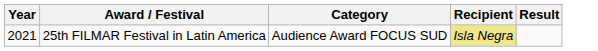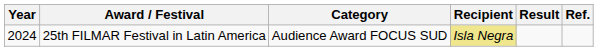+ column: (578, 14)
(22, 35) 2021 -> (22, 35) 2024
